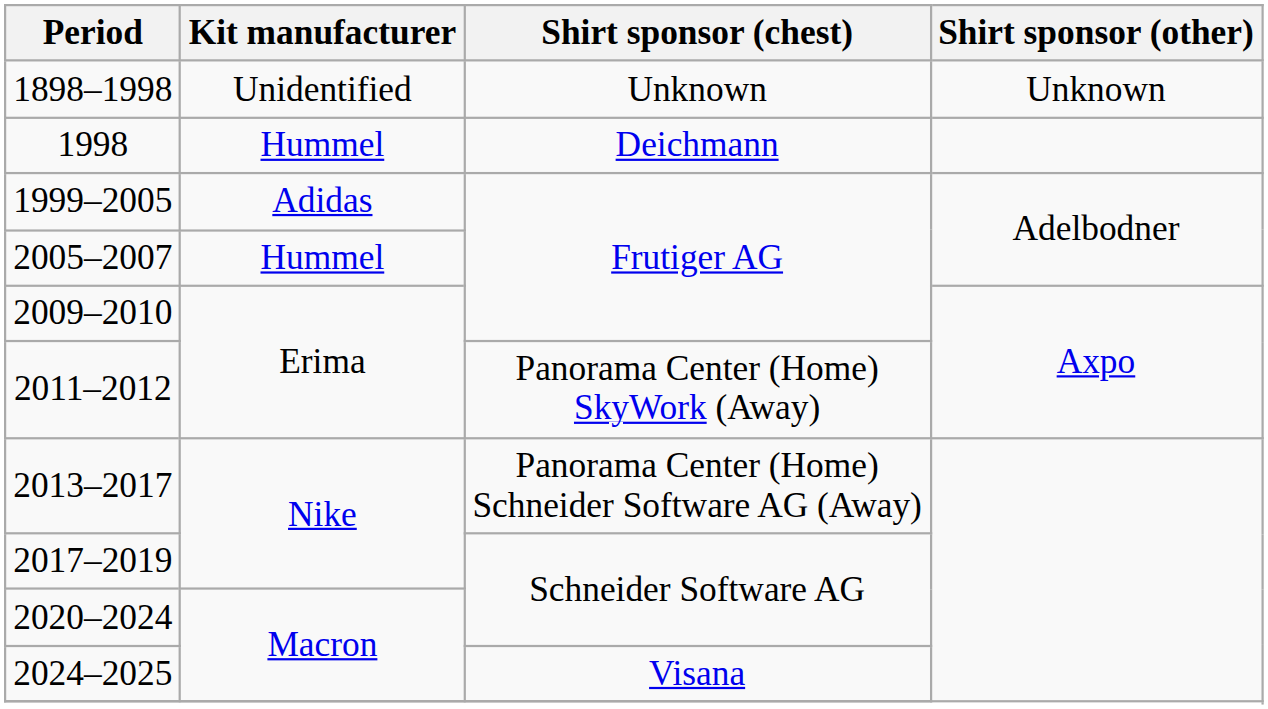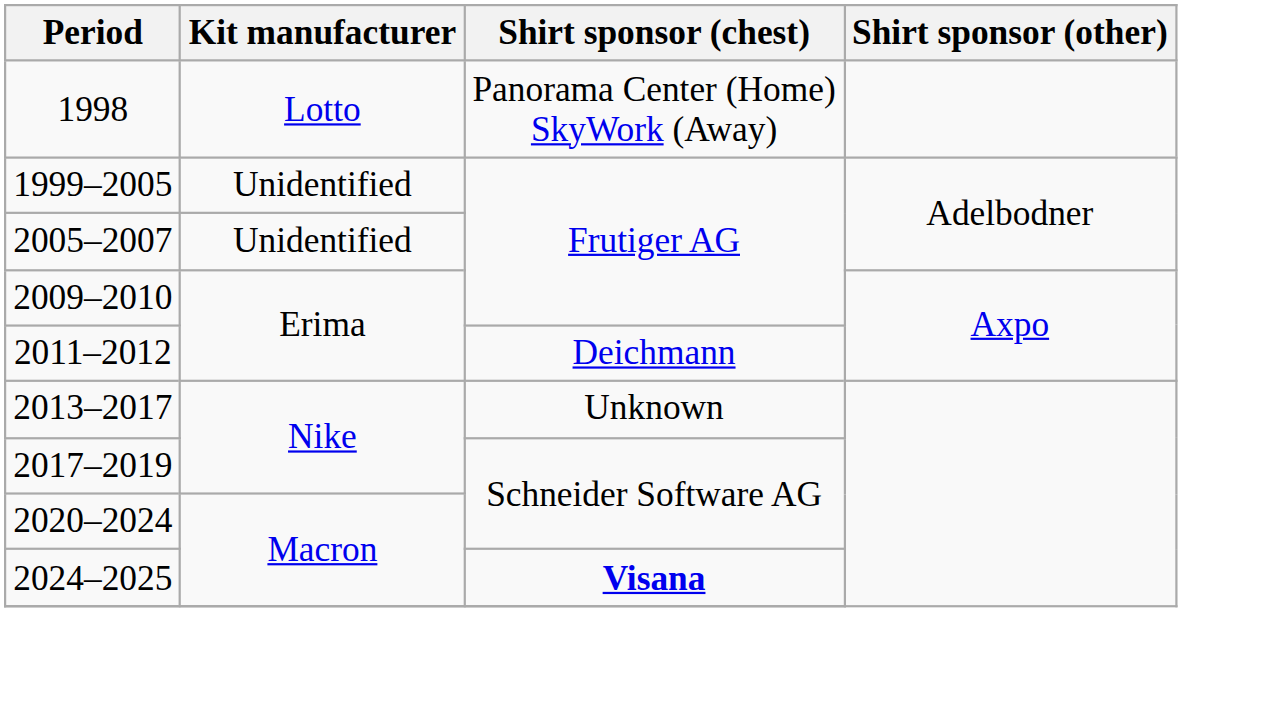- row: (93, 88)
(322, 144) Hummel -> (322, 108) Lotto
(697, 144) Deichmann -> (654, 108) Panorama Center (Home) SkyWork (Away)
(322, 200) Adidas -> (322, 184) Unidentified
(322, 256) Hummel -> (322, 240) Unidentified
(697, 388) Panorama Center (Home) SkyWork (Away) -> (654, 352) Deichmann
(697, 484) Panorama Center (Home) Schneider Software AG (Away) -> (654, 408) Unknown
(697, 672) normal -> (654, 577) bold
